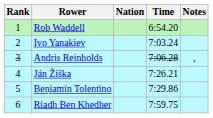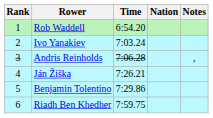columns swapped: (130, 12) <-> (163, 12)
